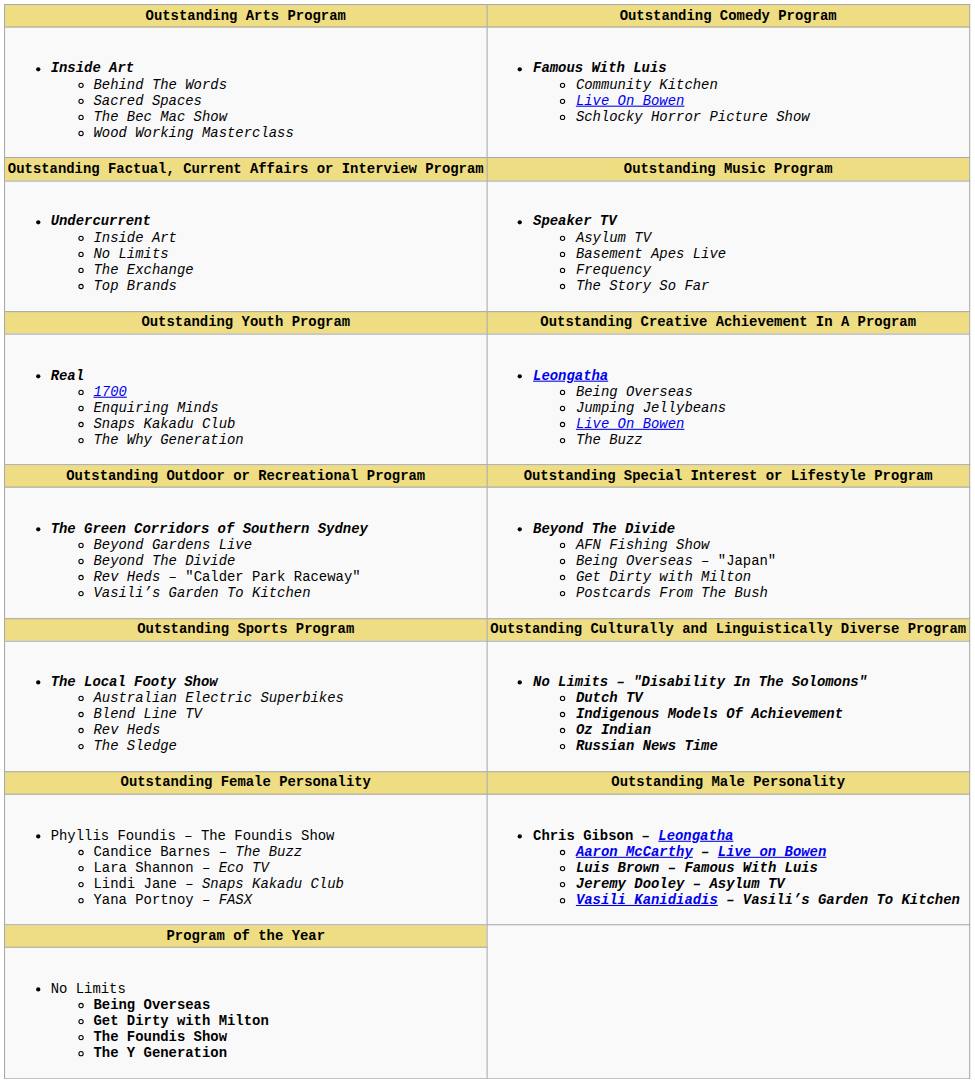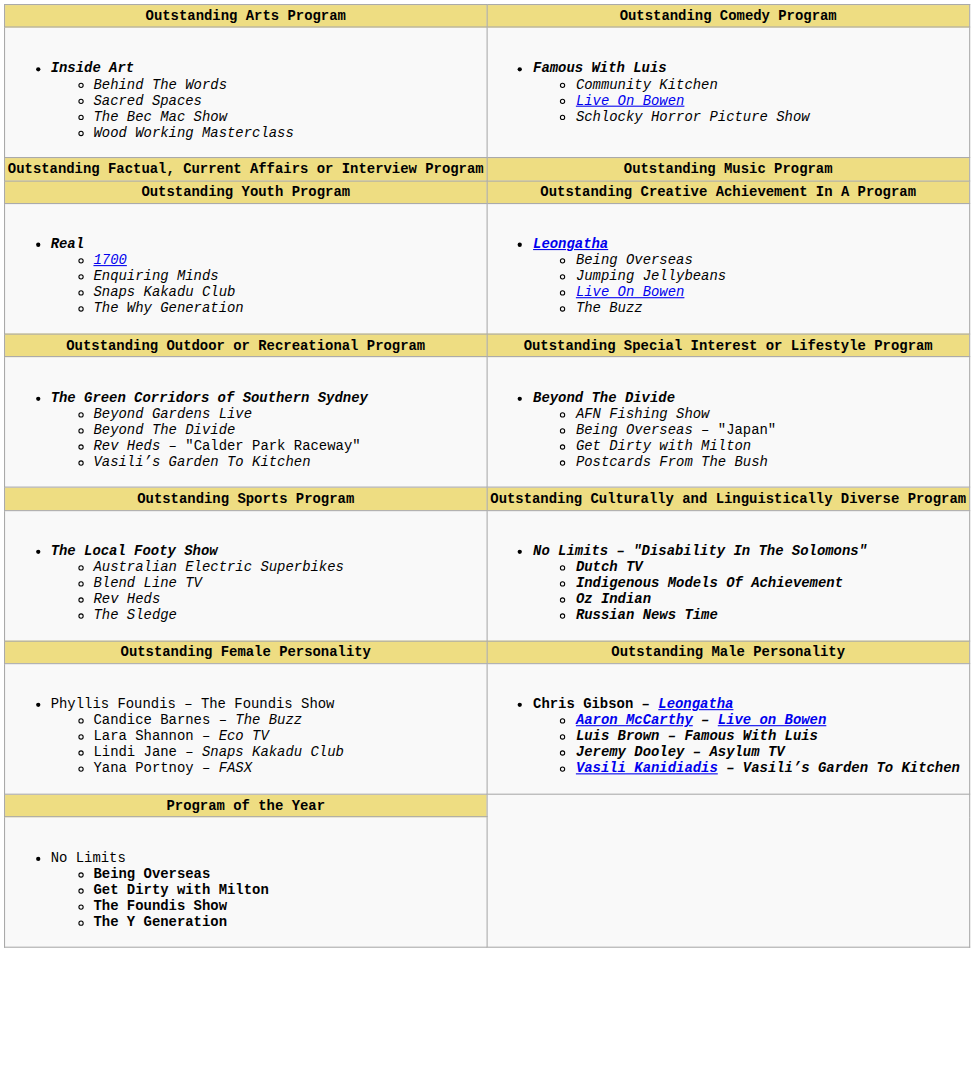- row: (246, 254)
